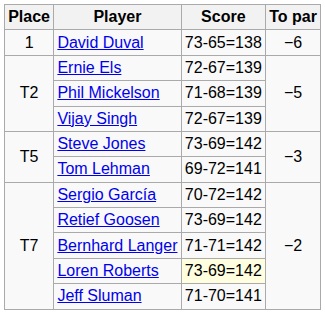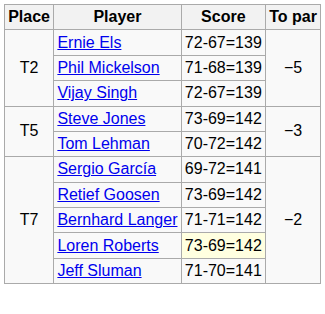- row: (101, 42)
(223, 169) 69-72=141 -> (223, 144) 70-72=142
(223, 194) 70-72=142 -> (223, 169) 69-72=141
